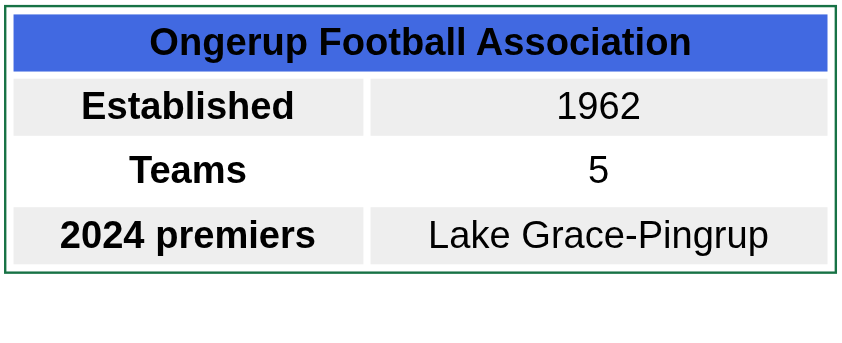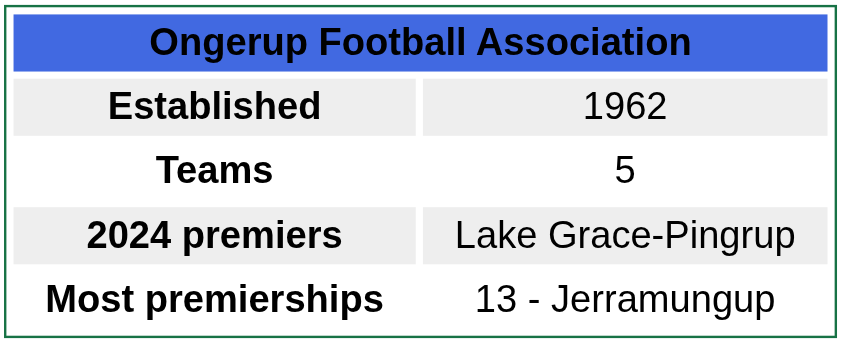+ row: (215, 299)
